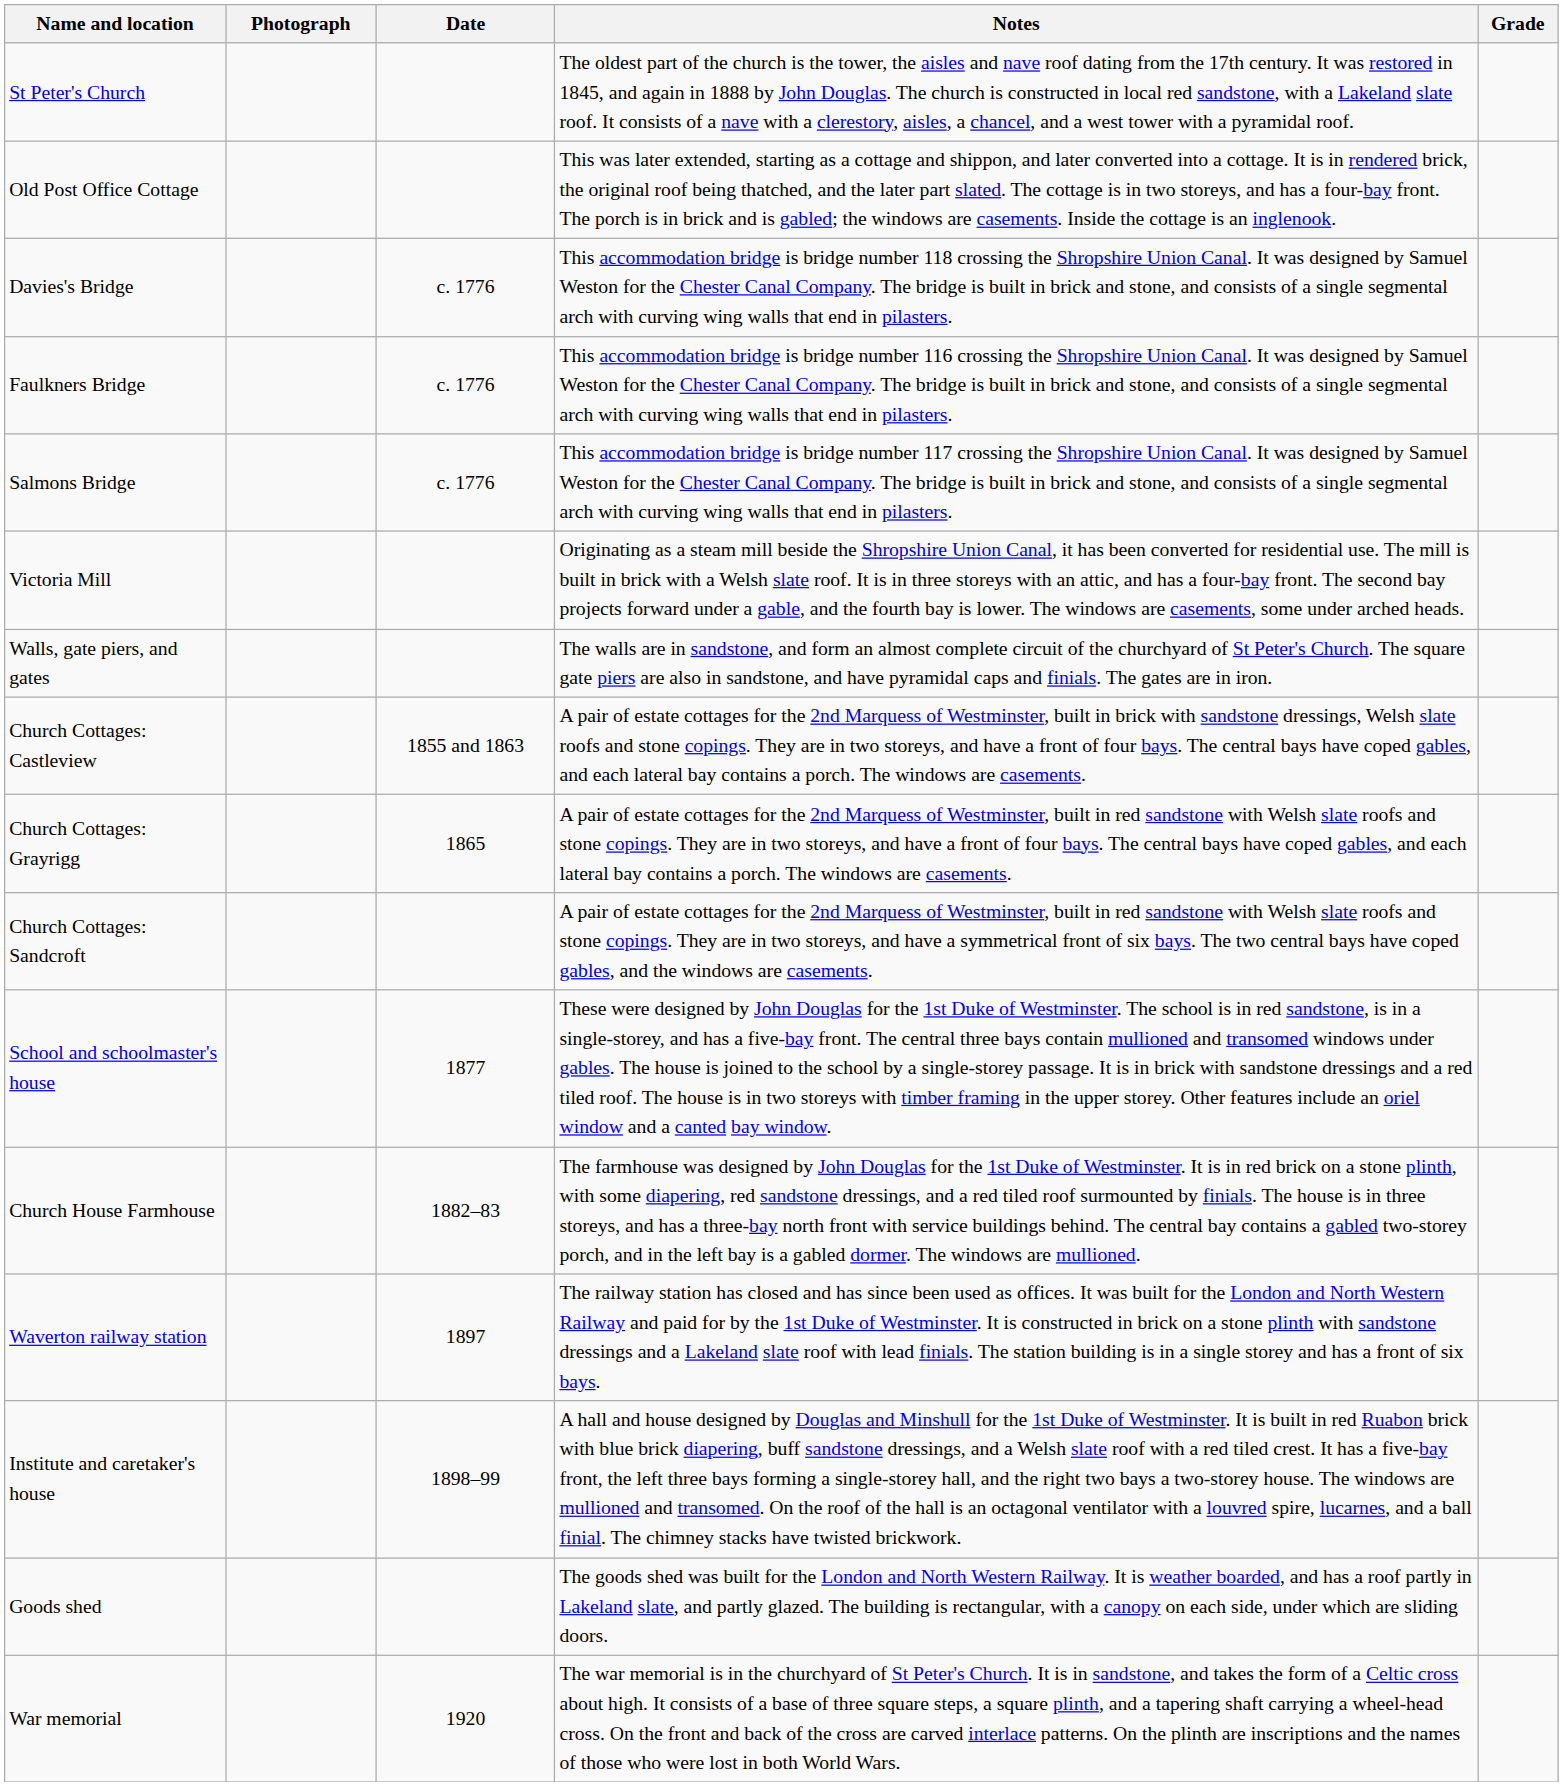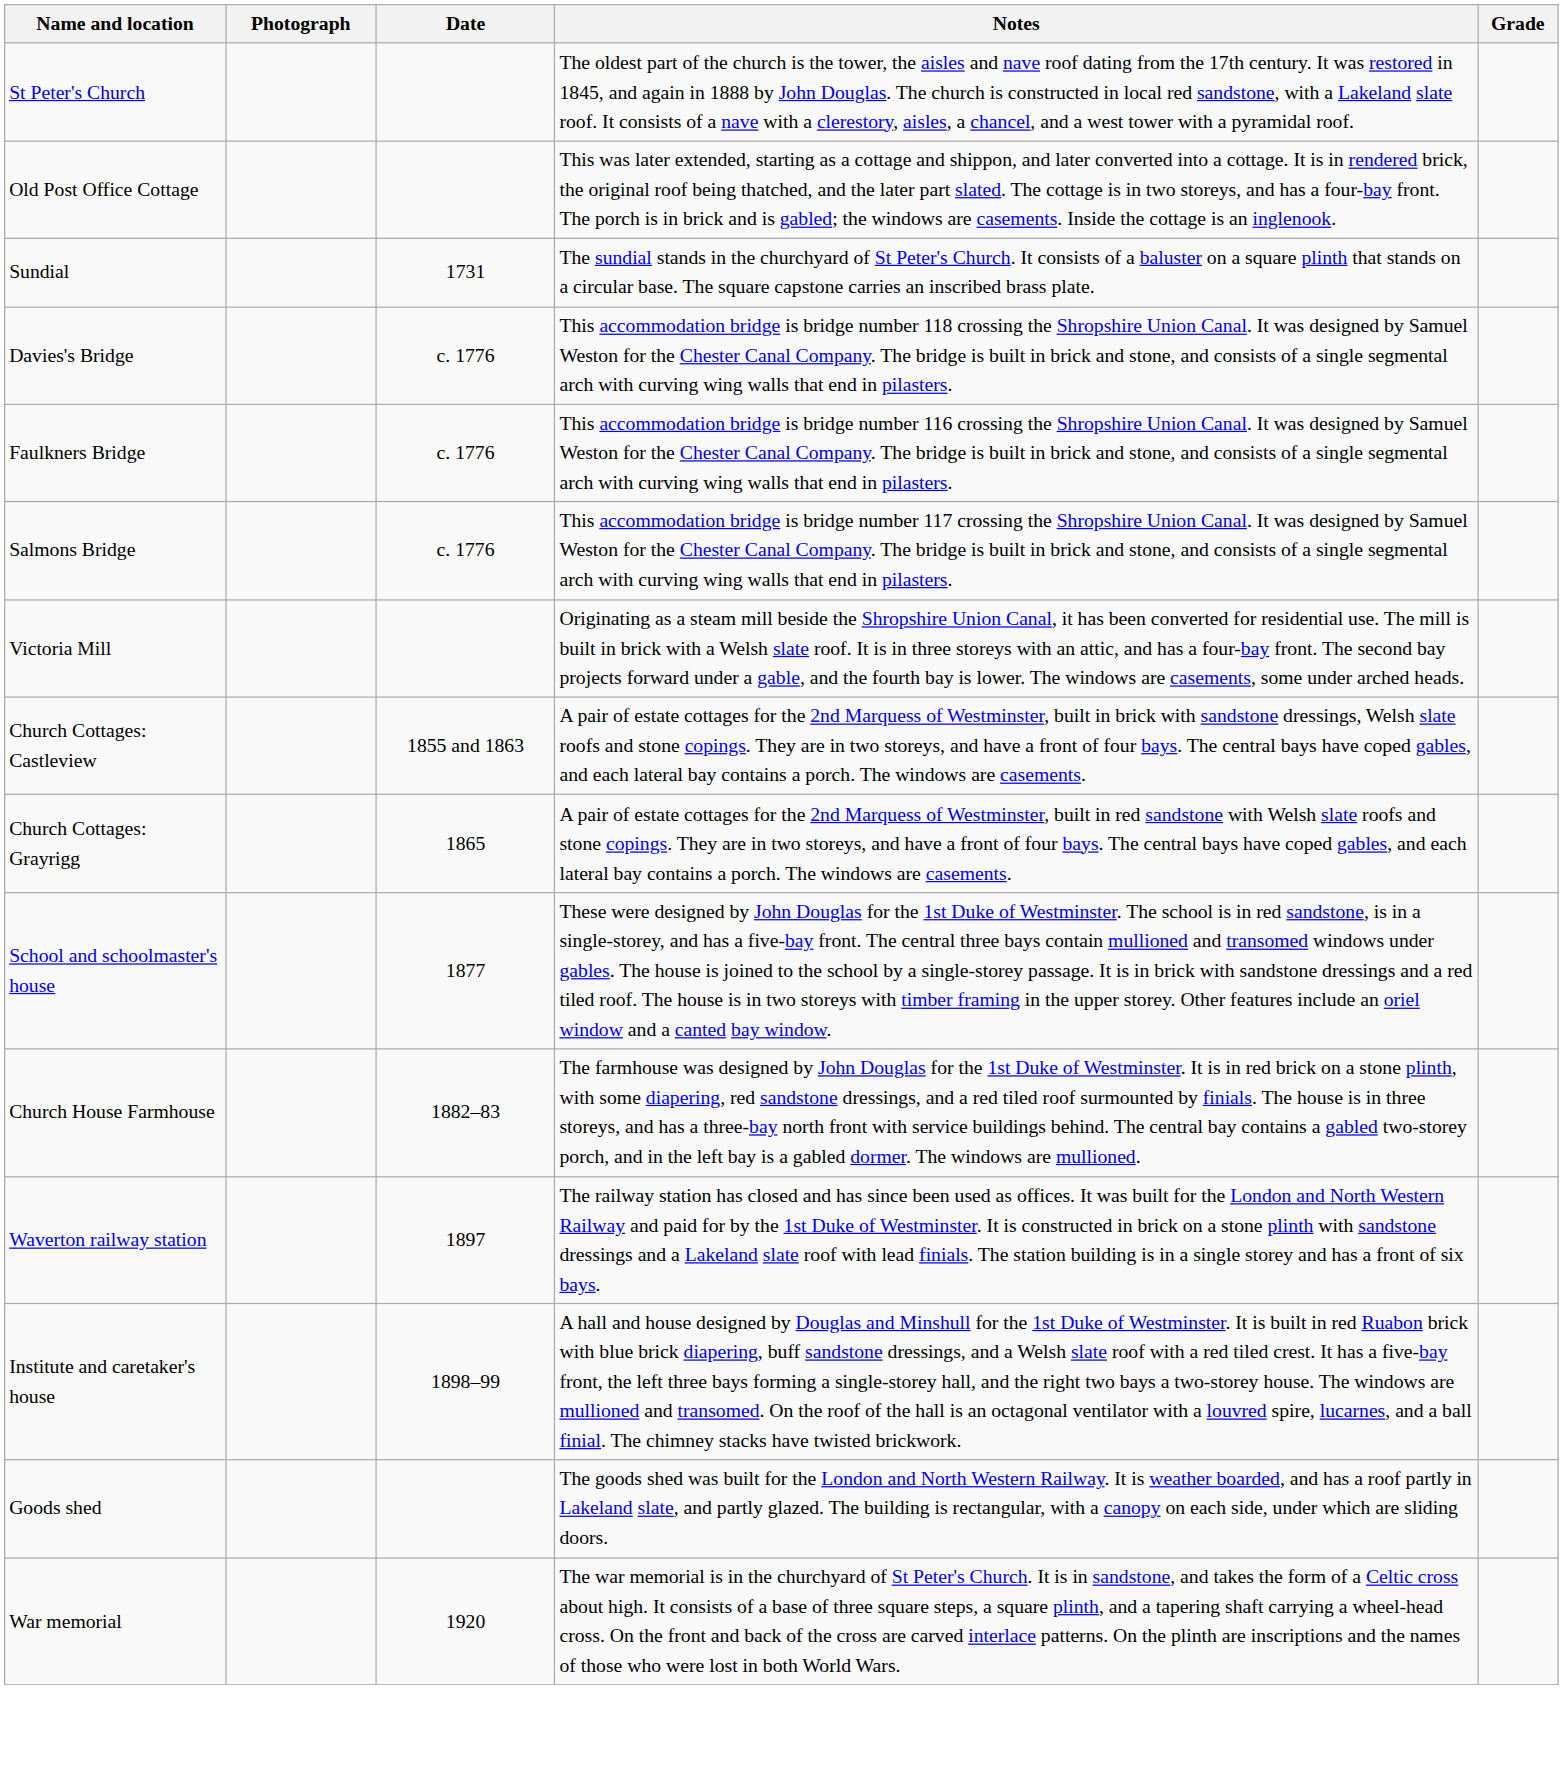+ row: (39, 272)
- row: (93, 662)
- row: (78, 941)
